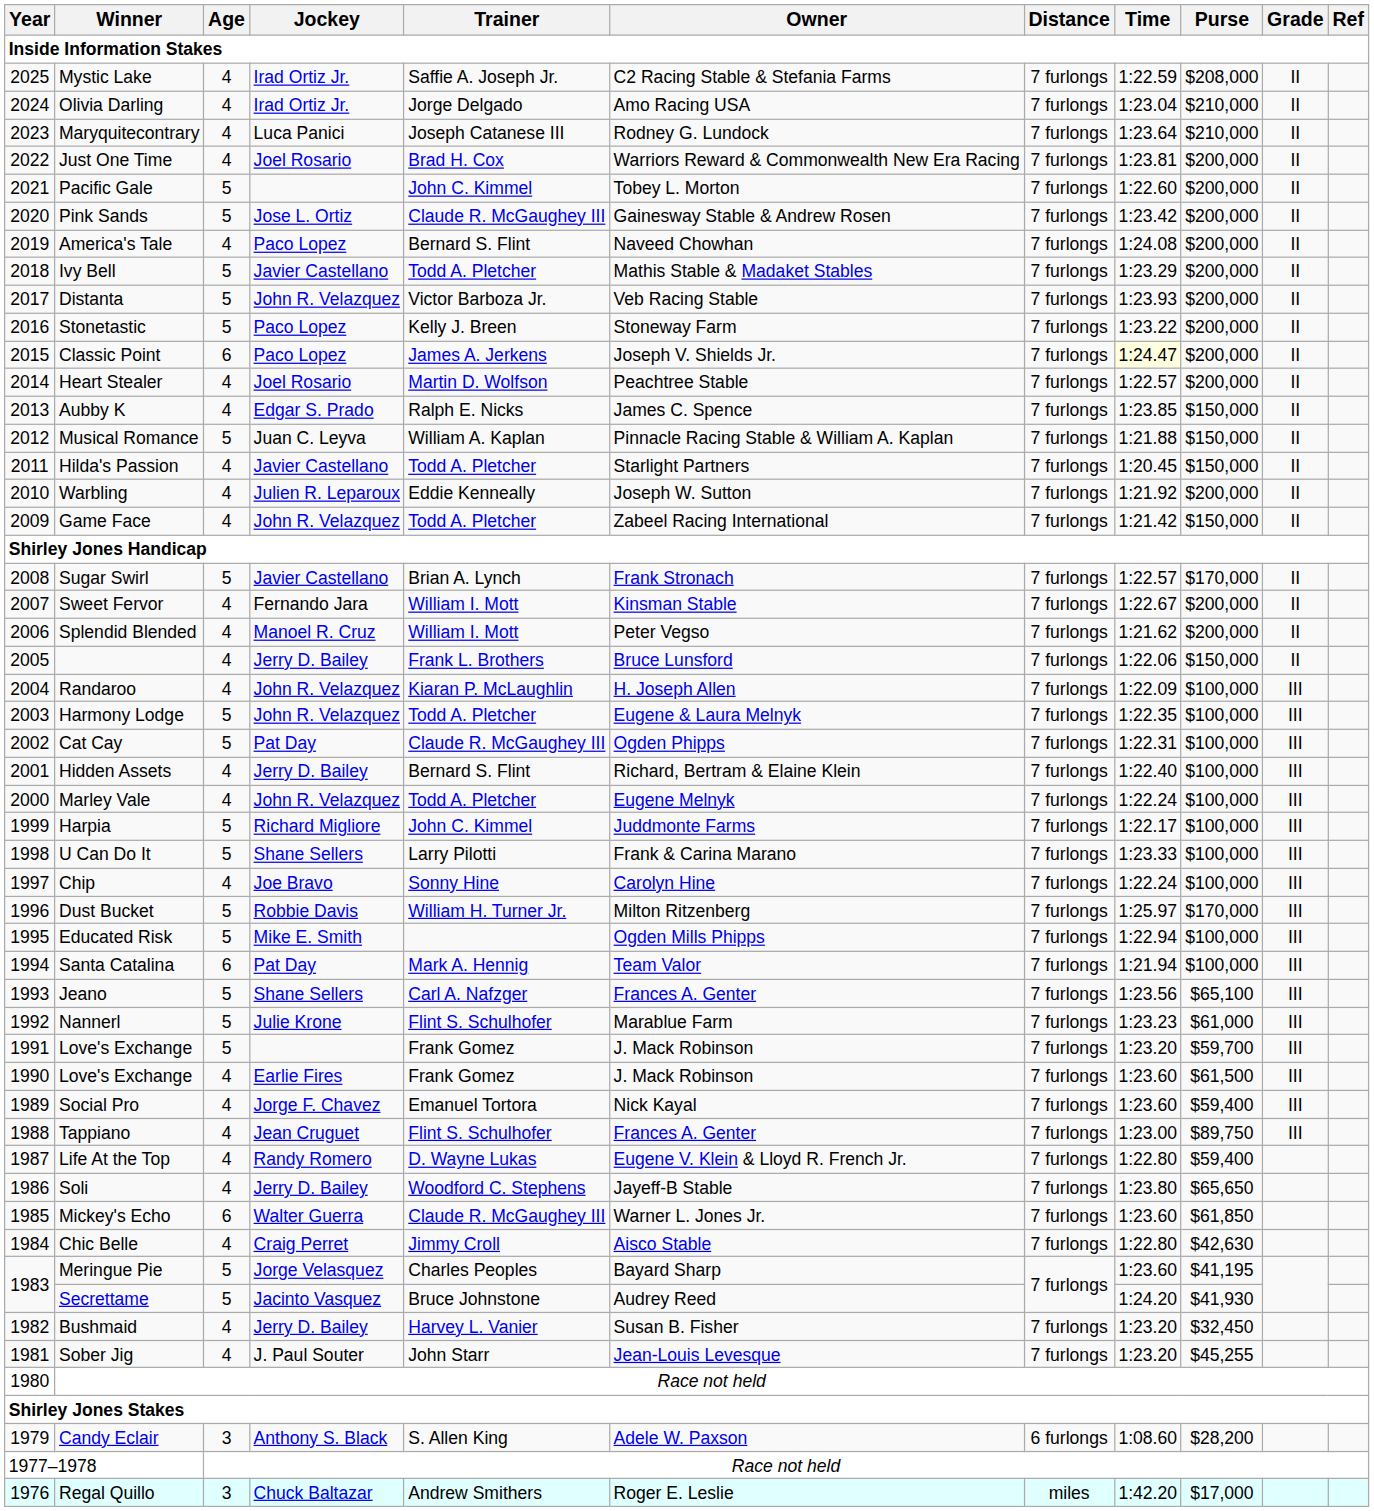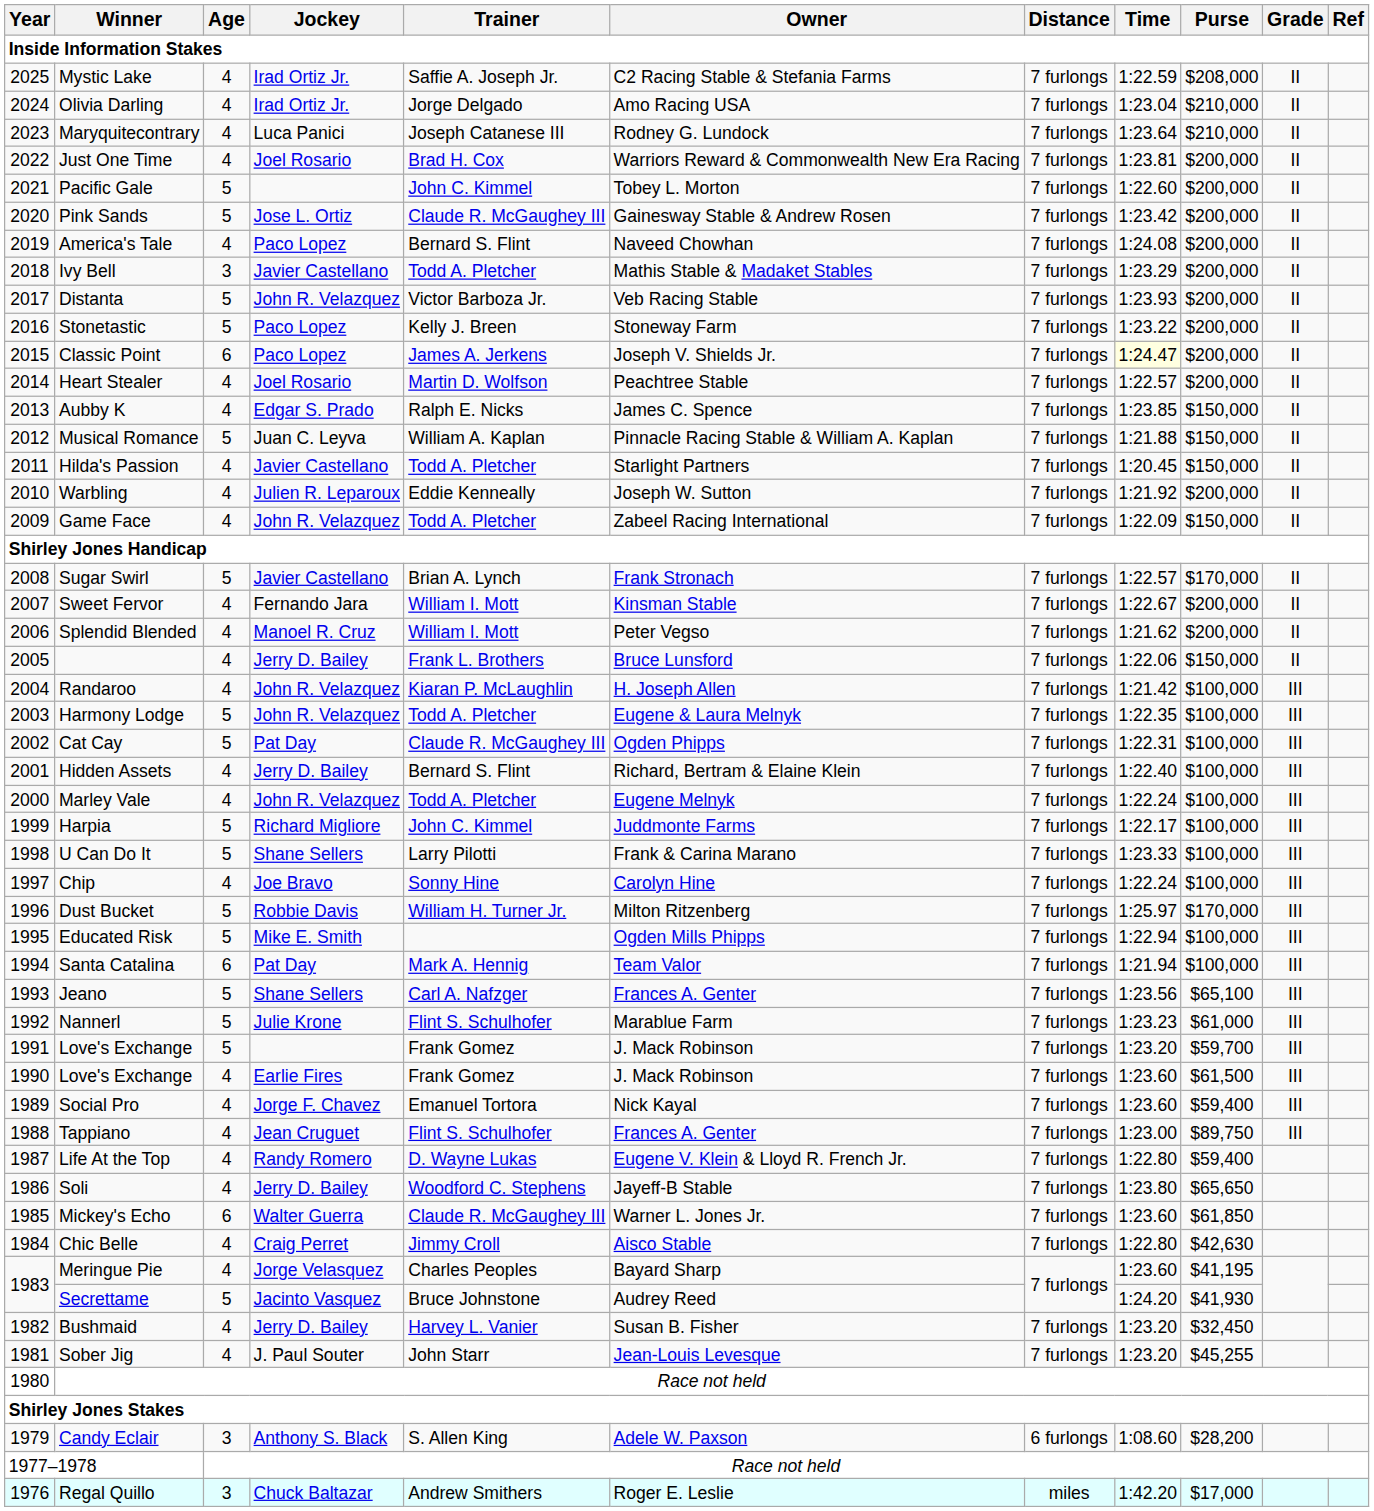(227, 271) 5 -> (227, 271) 3
(1148, 521) 1:21.42 -> (1148, 521) 1:22.09
(1148, 688) 1:22.09 -> (1148, 688) 1:21.42
(227, 1271) 5 -> (227, 1271) 4
